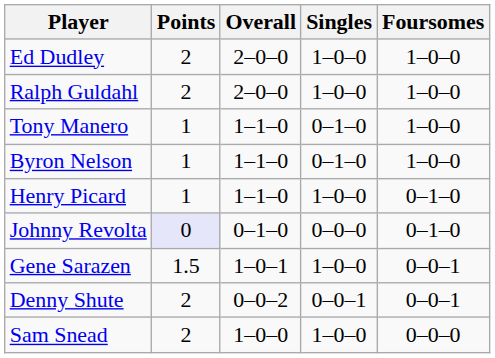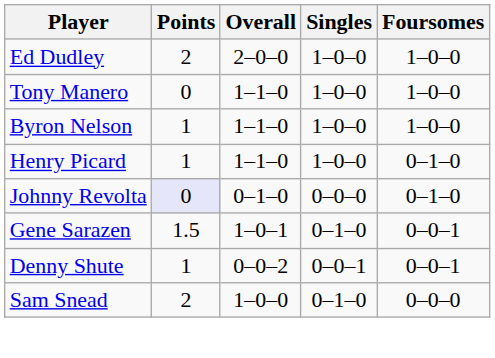- row: (74, 91)
(186, 126) 1 -> (186, 91) 0
(339, 126) 0–1–0 -> (339, 91) 1–0–0
(339, 160) 0–1–0 -> (339, 126) 1–0–0
(339, 265) 1–0–0 -> (339, 230) 0–1–0
(186, 299) 2 -> (186, 265) 1
(339, 334) 1–0–0 -> (339, 299) 0–1–0
